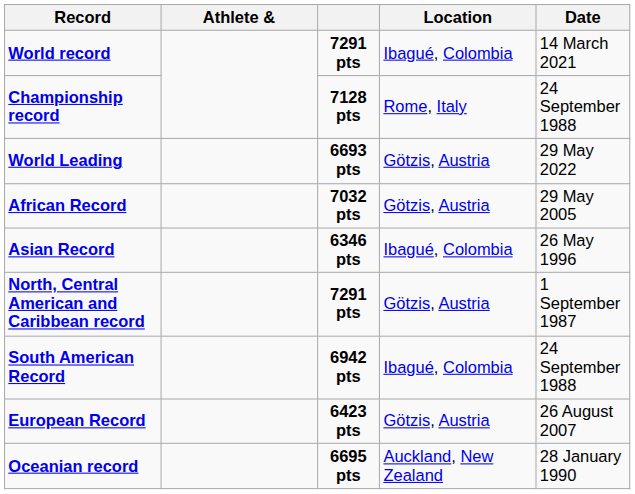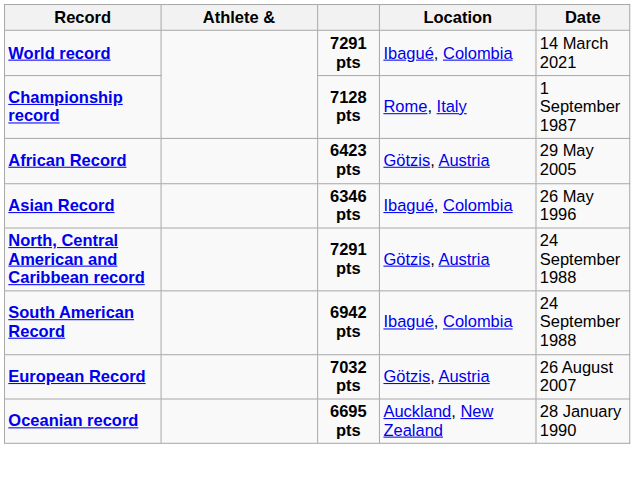(580, 106) 24 September 1988 -> (580, 106) 1 September 1987
- row: (65, 160)
(348, 205) 7032 pts -> (348, 160) 6423 pts
(580, 304) 1 September 1987 -> (580, 259) 24 September 1988
(348, 421) 6423 pts -> (348, 376) 7032 pts
